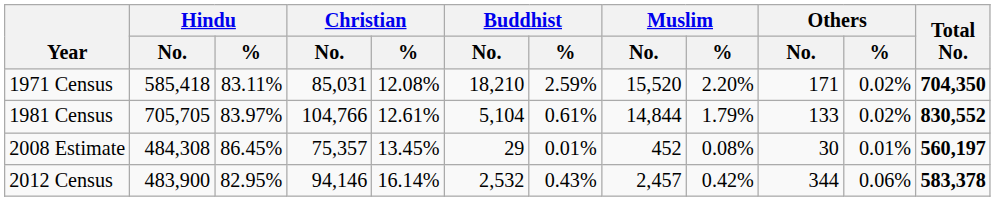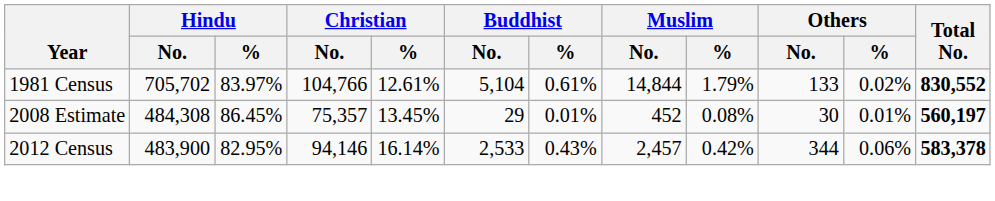- row: (61, 84)
(177, 116) 705,705 -> (177, 84) 705,702
(502, 180) 2,532 -> (502, 148) 2,533
